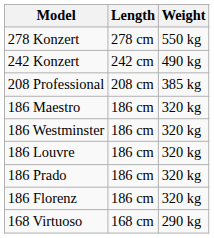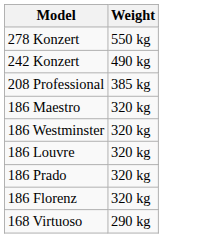- column: (133, 15)
